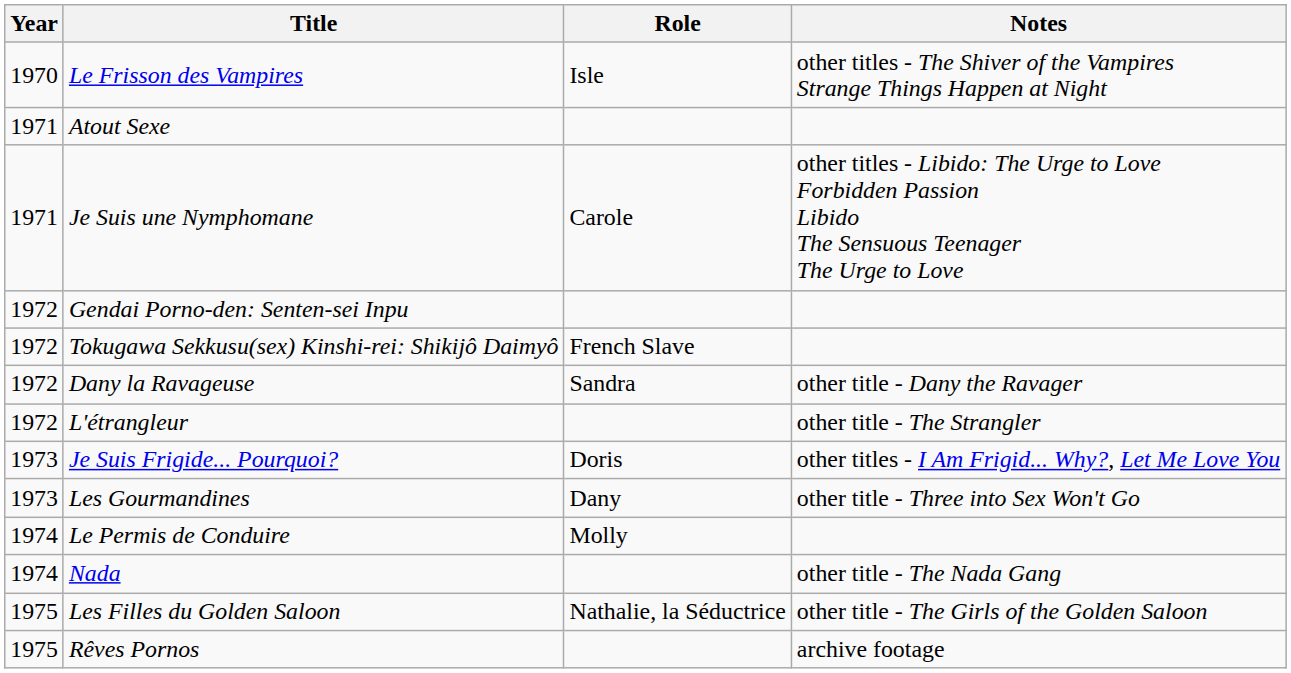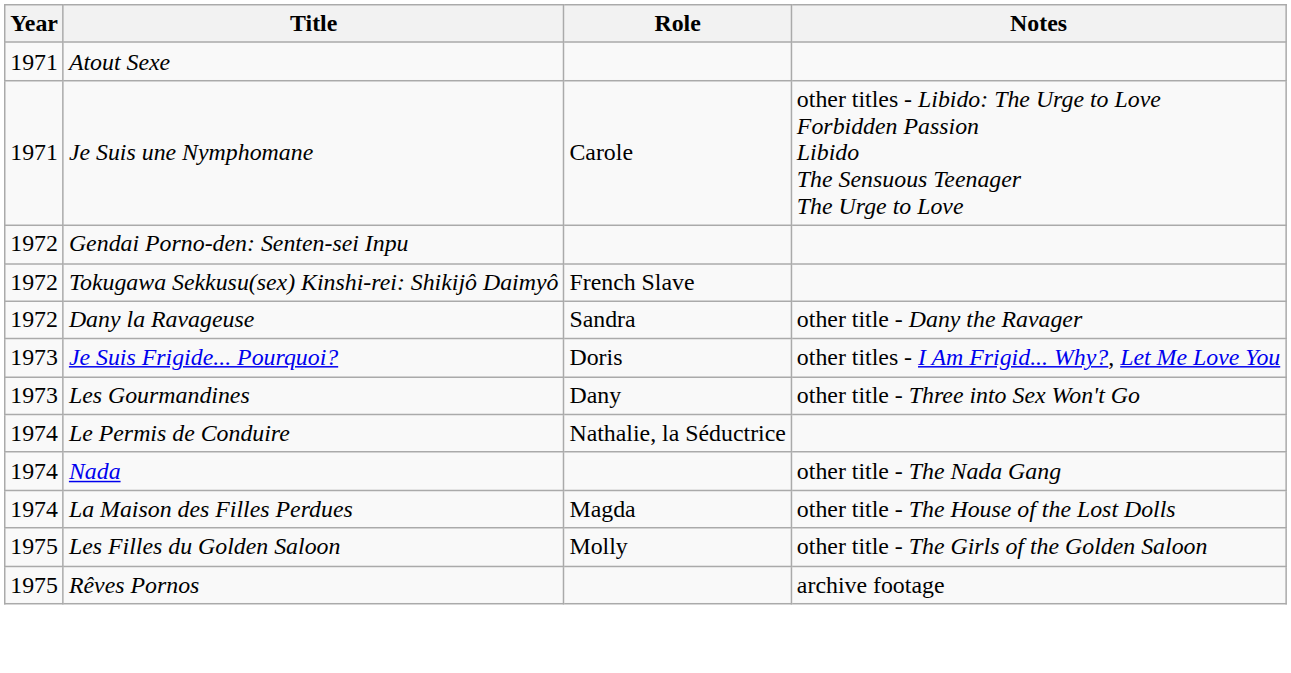- row: (186, 74)
- row: (128, 422)
(599, 535) Molly -> (678, 433) Nathalie, la Séductrice
+ row: (211, 508)
(678, 611) Nathalie, la Séductrice -> (599, 546) Molly
